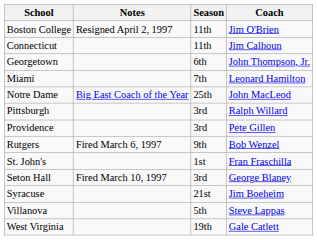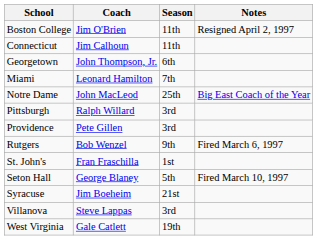columns swapped: (269, 12) <-> (132, 12)
(200, 177) 3rd -> (169, 177) 5th
(200, 210) 5th -> (169, 210) 3rd
